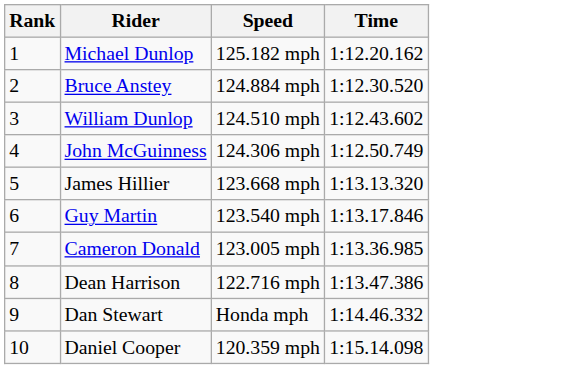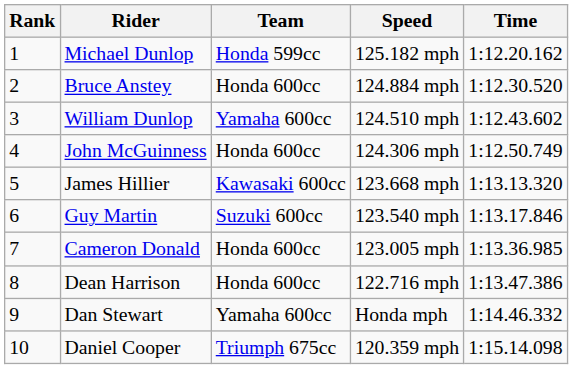+ column: (281, 20)
